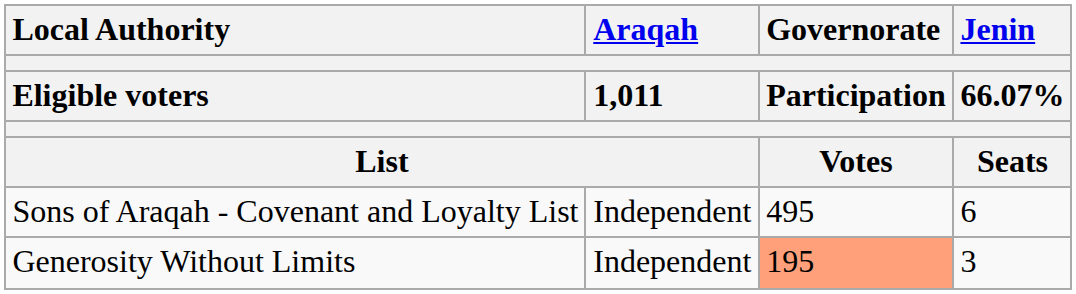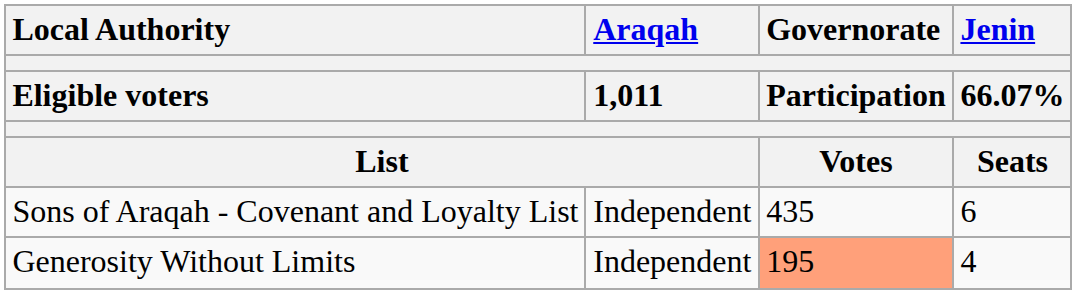(790, 211) 495 -> (790, 211) 435
(968, 262) 3 -> (968, 262) 4
